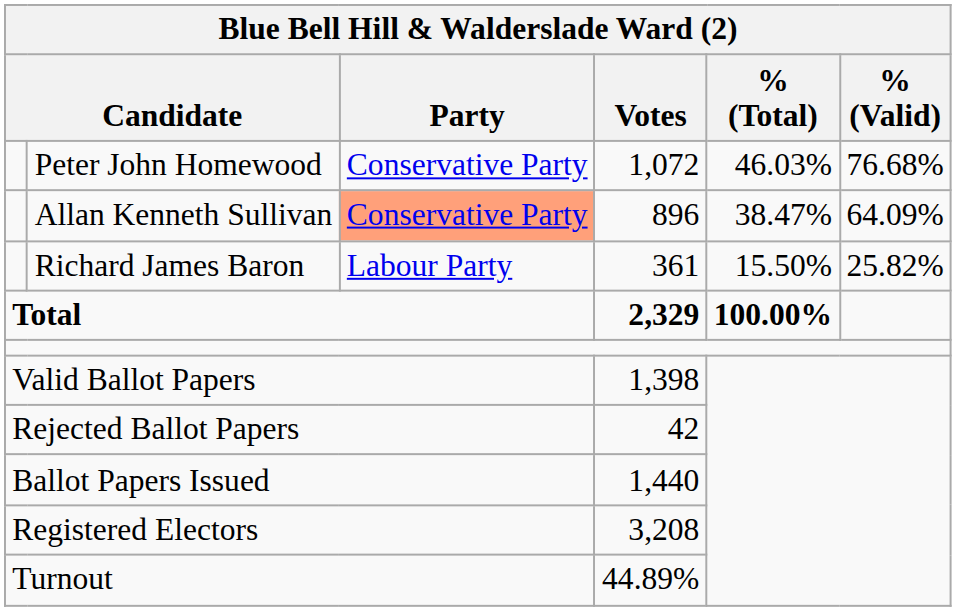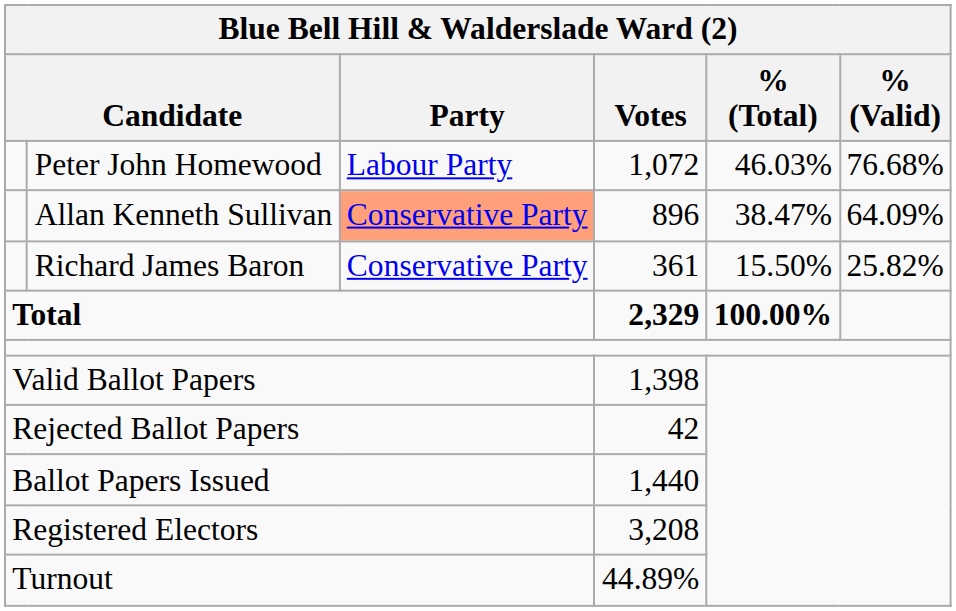(467, 164) Conservative Party -> (430, 164) Labour Party
(430, 264) Labour Party -> (467, 264) Conservative Party
